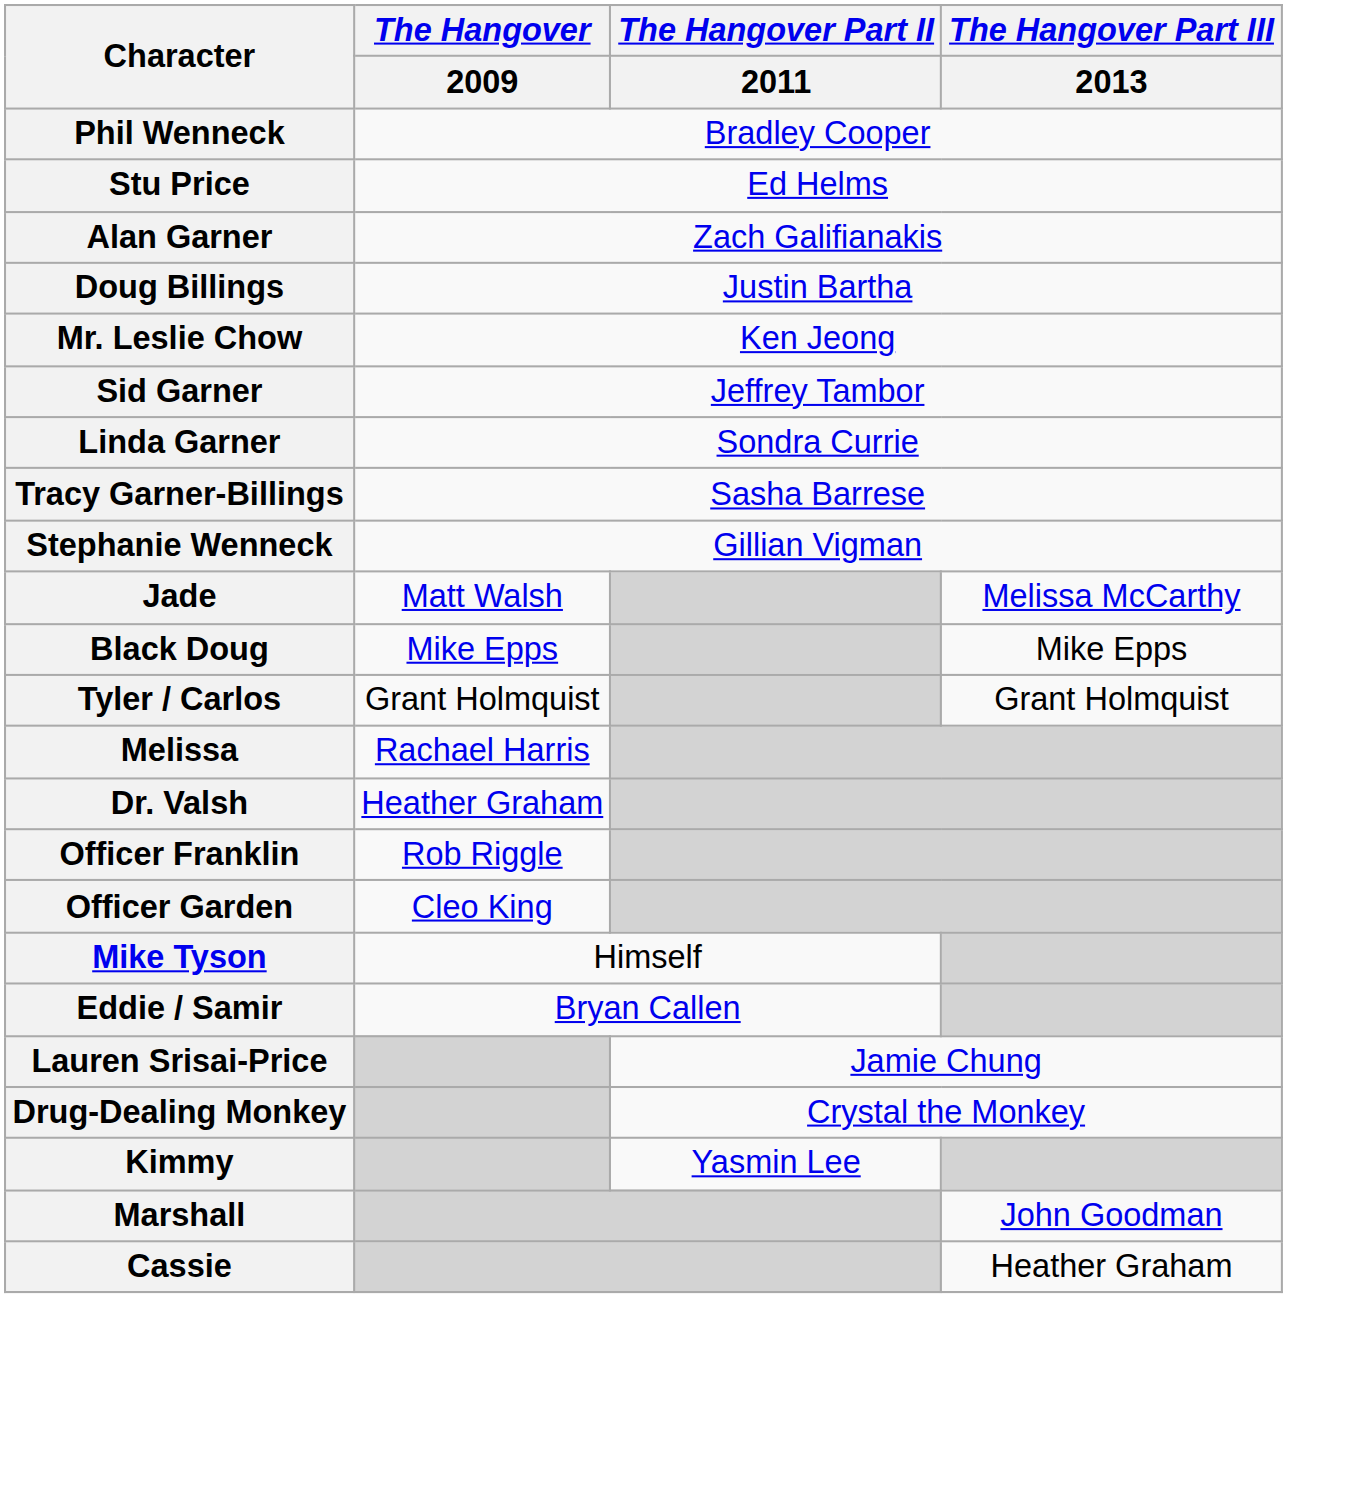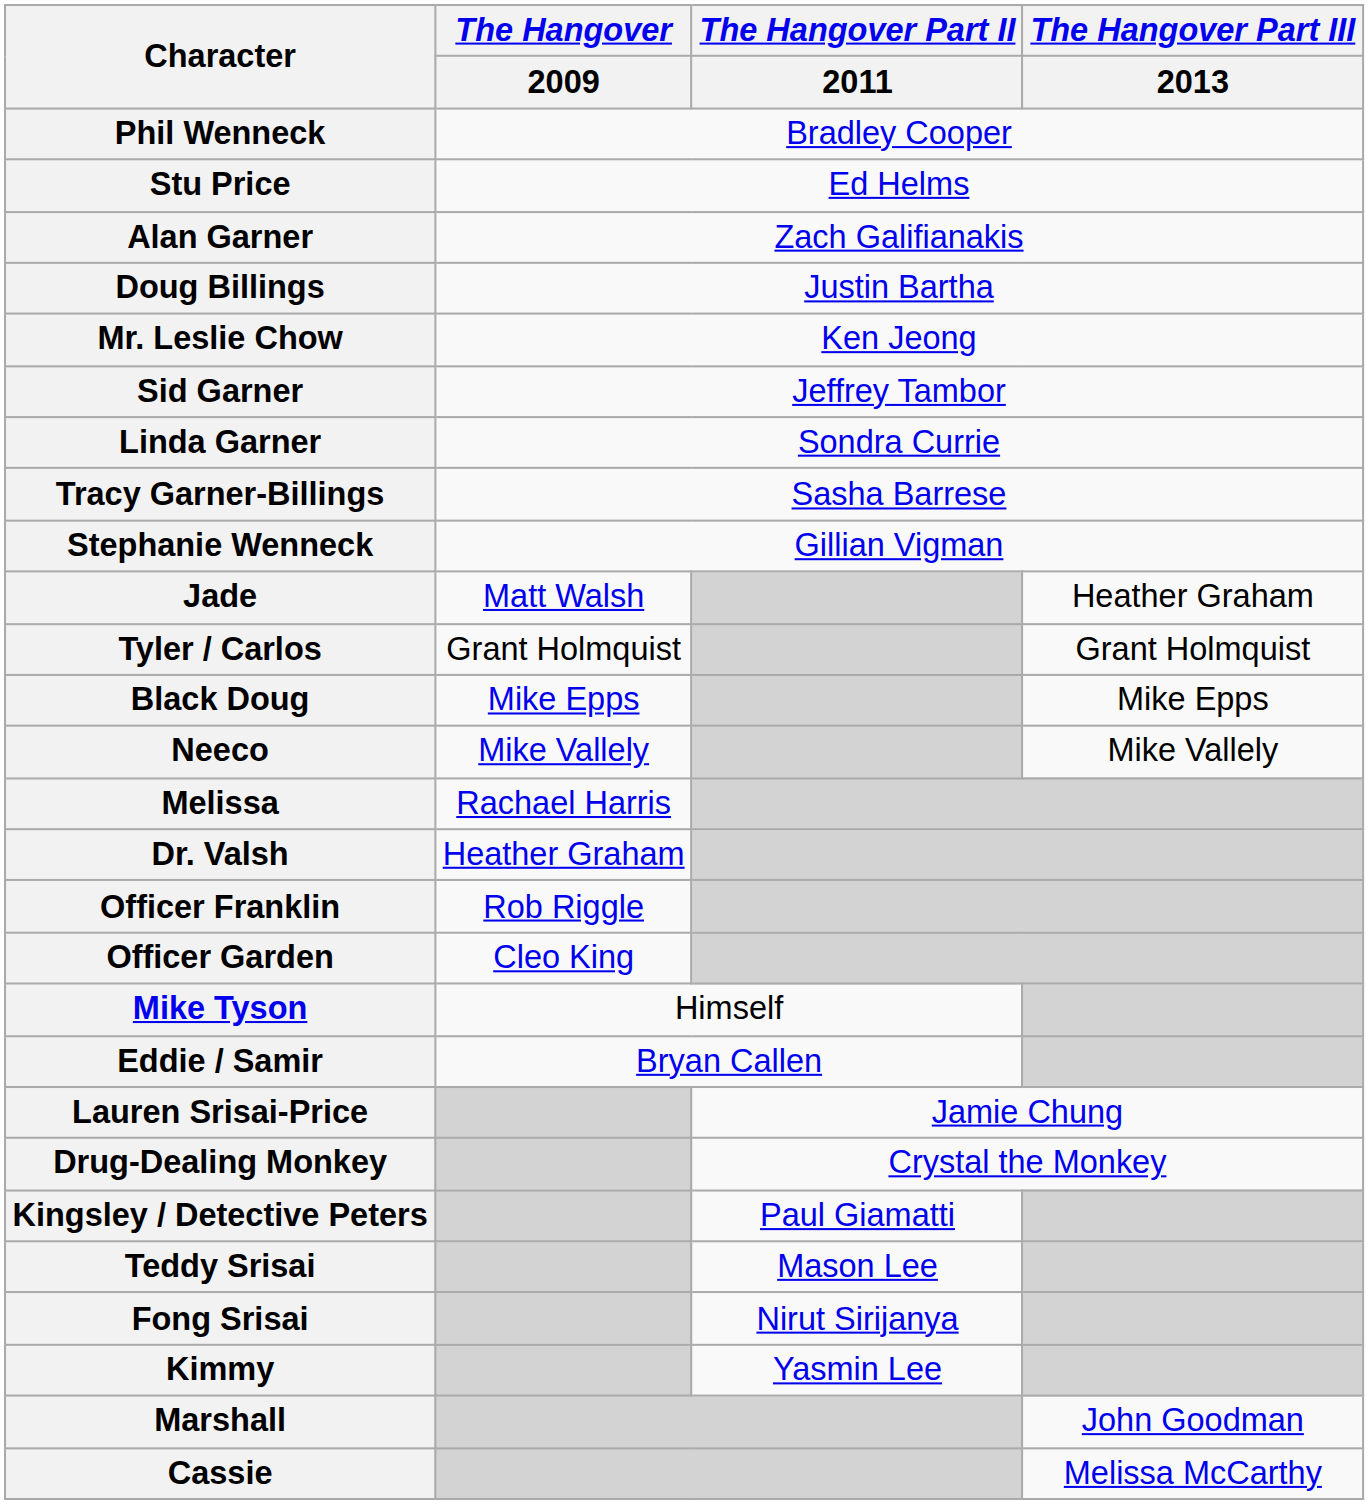(1112, 596) Melissa McCarthy -> (1193, 596) Heather Graham
rows swapped: (179, 648) <-> (179, 699)
+ row: (220, 751)
+ row: (220, 1215)
+ row: (220, 1266)
+ row: (220, 1318)
(1112, 1266) Heather Graham -> (1193, 1472) Melissa McCarthy
